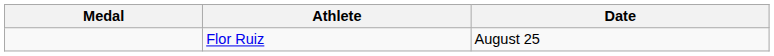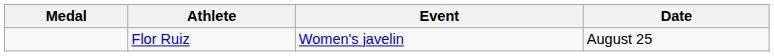+ column: (439, 16)
